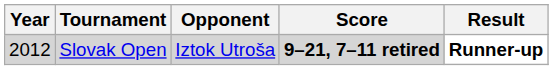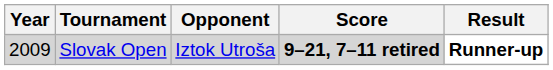(30, 49) 2012 -> (30, 49) 2009
